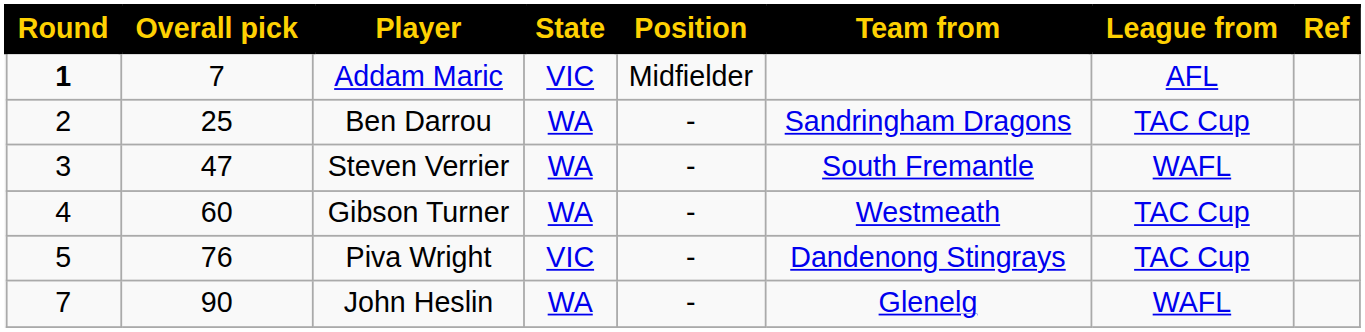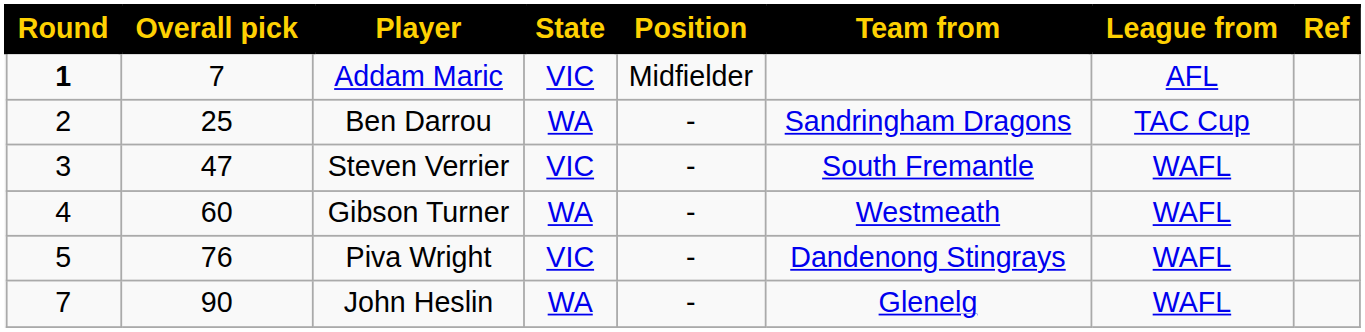(570, 167) WA -> (570, 167) VIC
(1192, 212) TAC Cup -> (1192, 212) WAFL
(1192, 257) TAC Cup -> (1192, 257) WAFL
